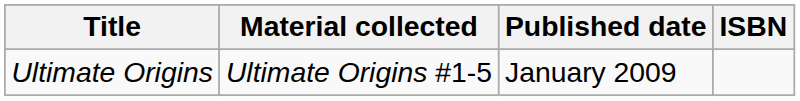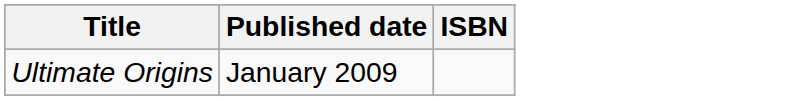- column: (359, 26)
